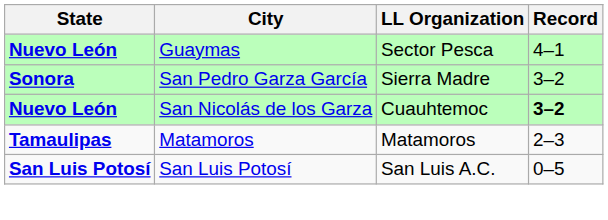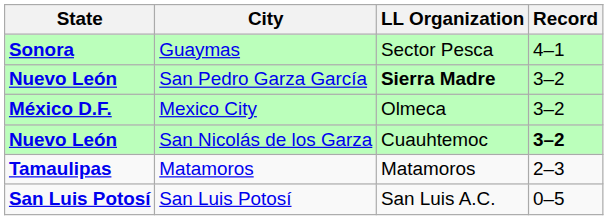(63, 49) Nuevo León -> (41, 49) Sonora
(41, 79) Sonora -> (63, 79) Nuevo León
(436, 79) normal -> (438, 79) bold
+ row: (208, 109)
